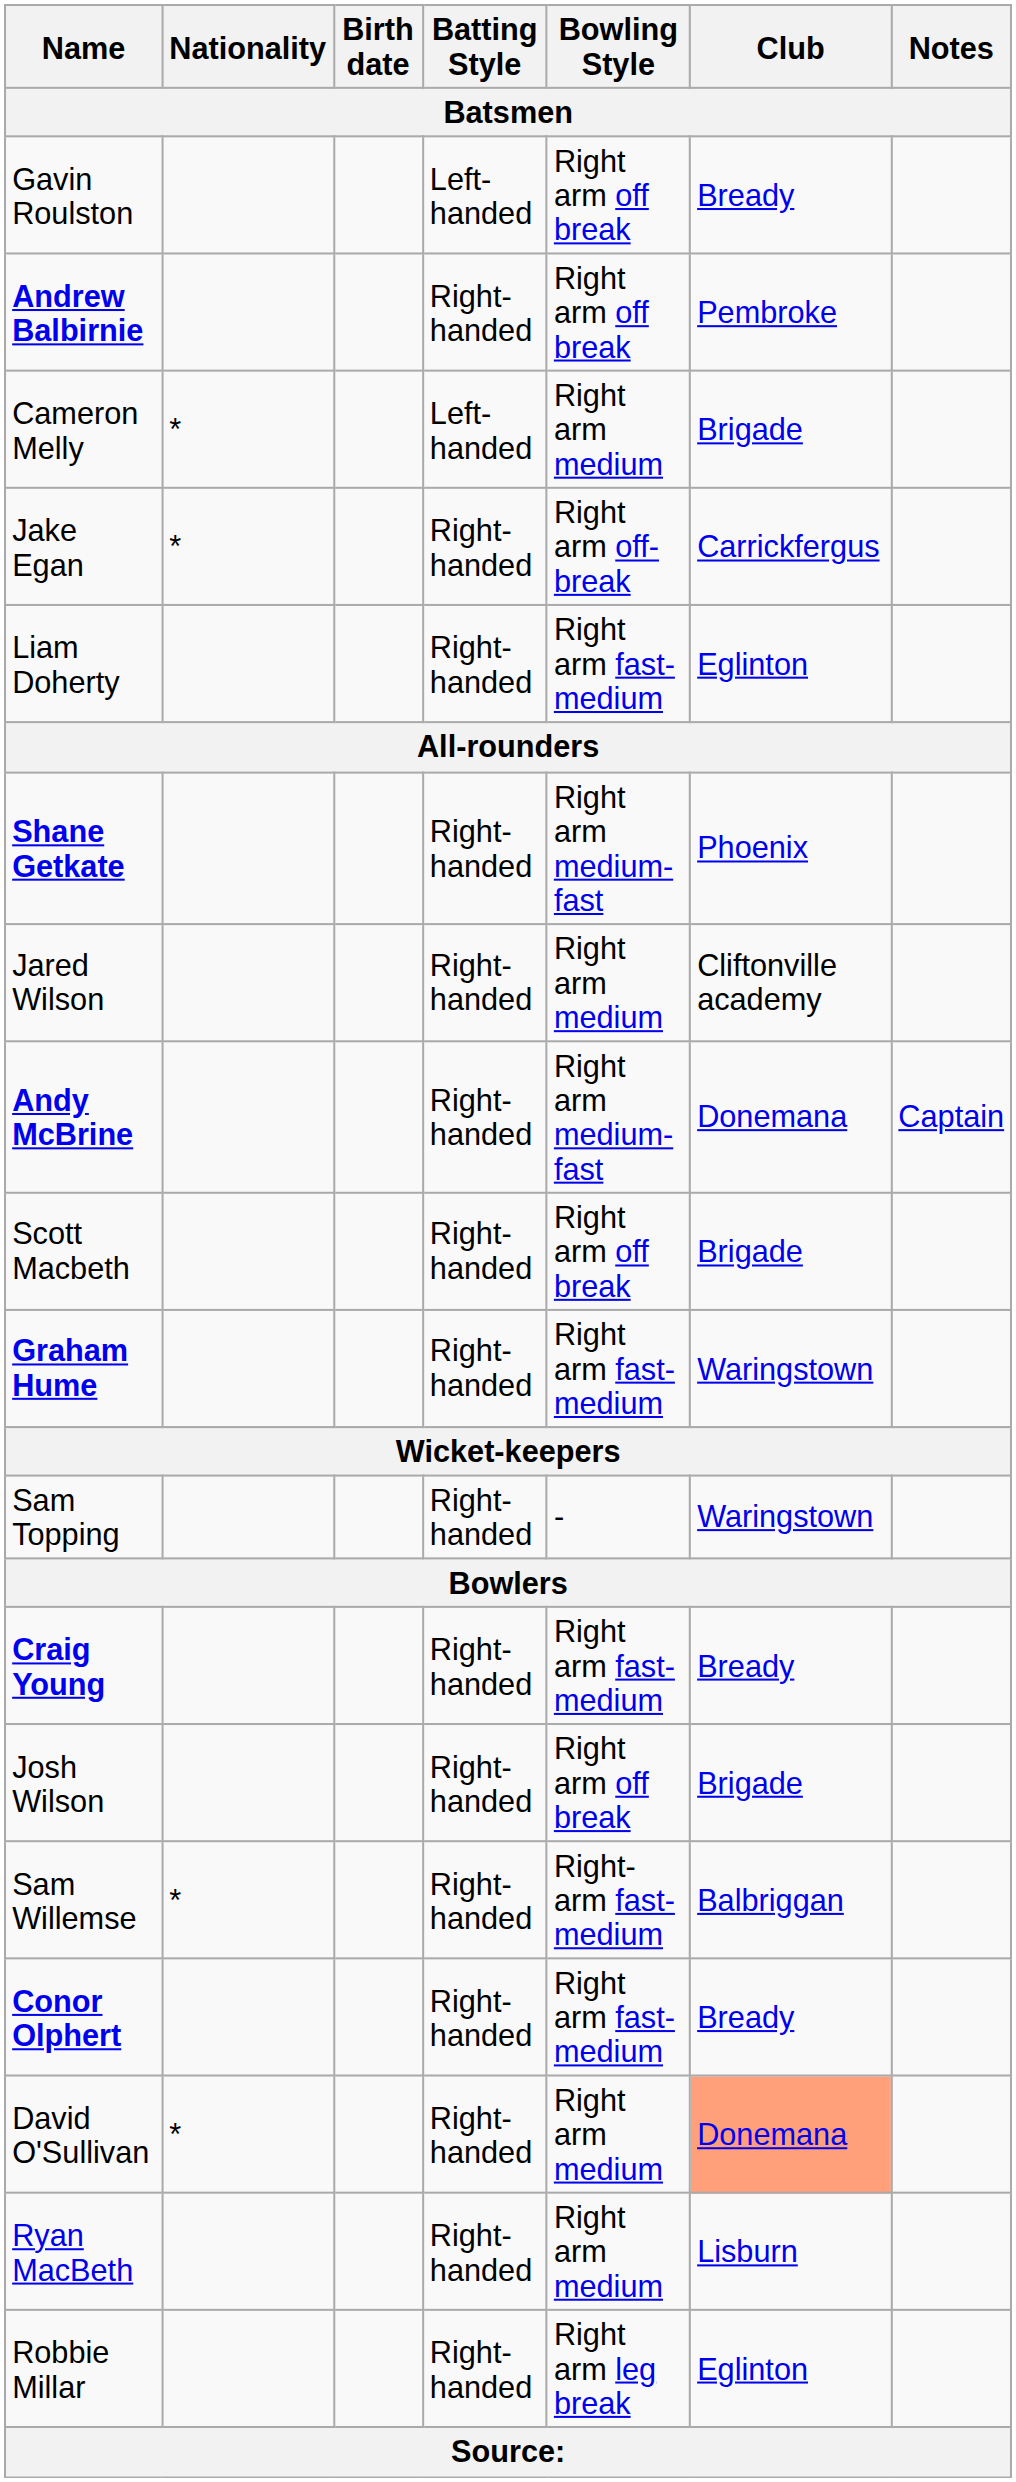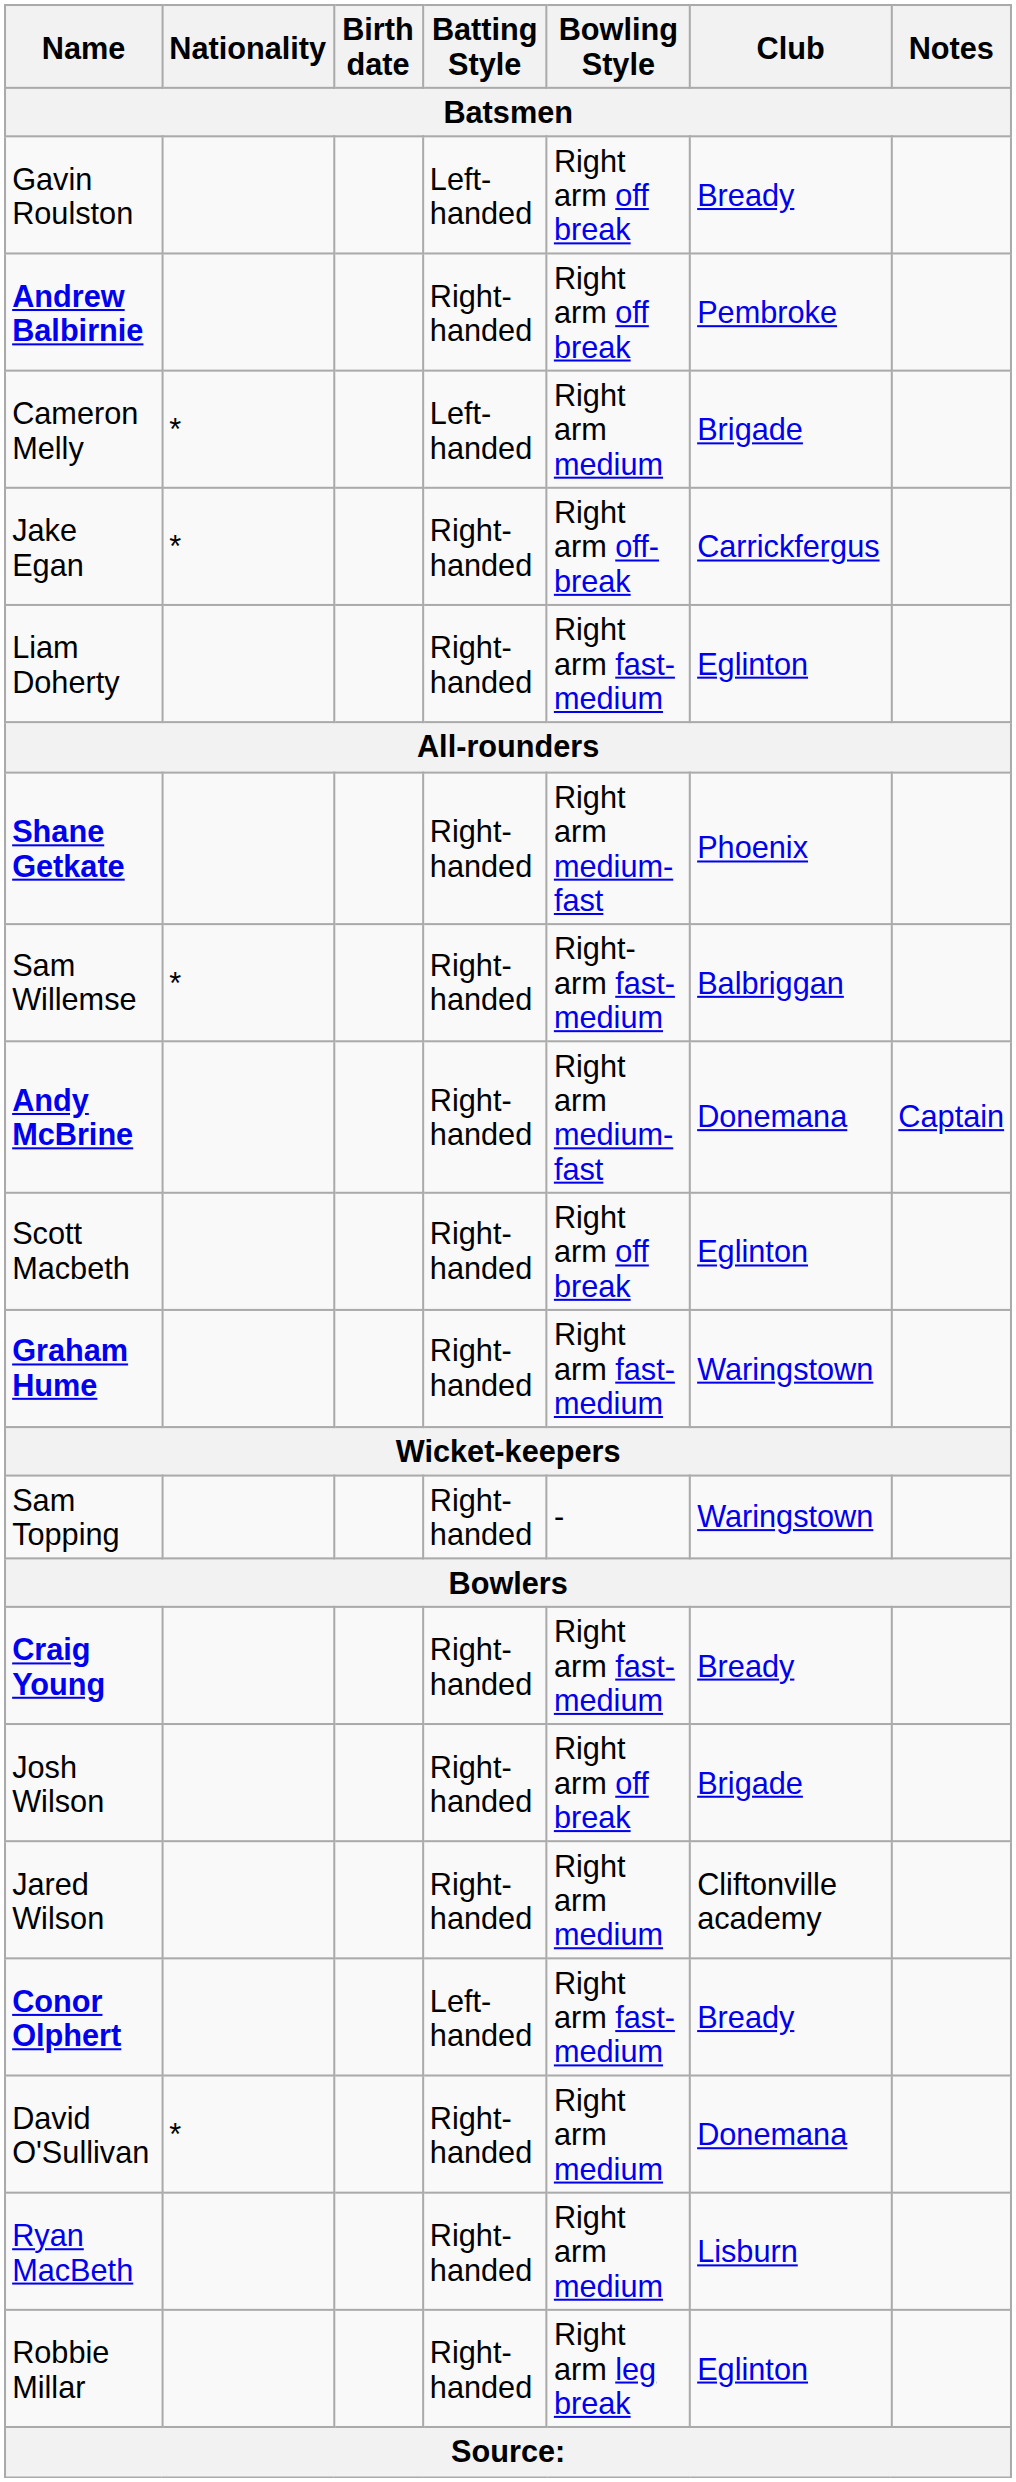rows swapped: (58, 982) <-> (74, 1900)
(750, 1251) Brigade -> (753, 1251) Eglinton
(481, 2018) Right-handed -> (481, 2018) Left-handed
(772, 2135) lightsalmon background -> (772, 2135) no background
